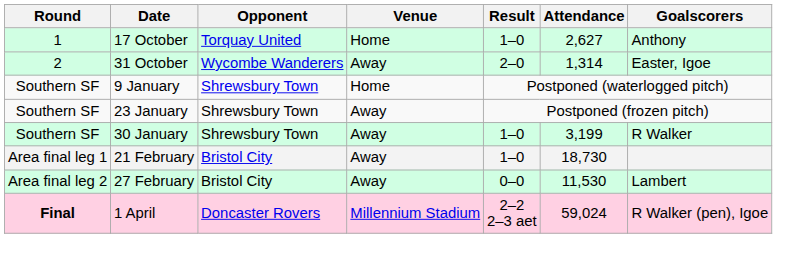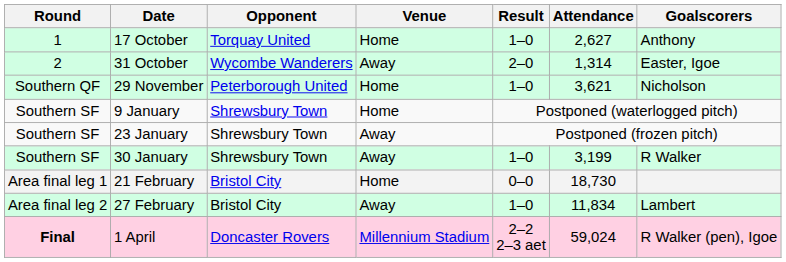+ row: (159, 87)
(368, 157) Away -> (379, 181) Home
(512, 157) 1–0 -> (521, 181) 0–0
(512, 181) 0–0 -> (521, 205) 1–0
(584, 181) 11,530 -> (593, 205) 11,834
